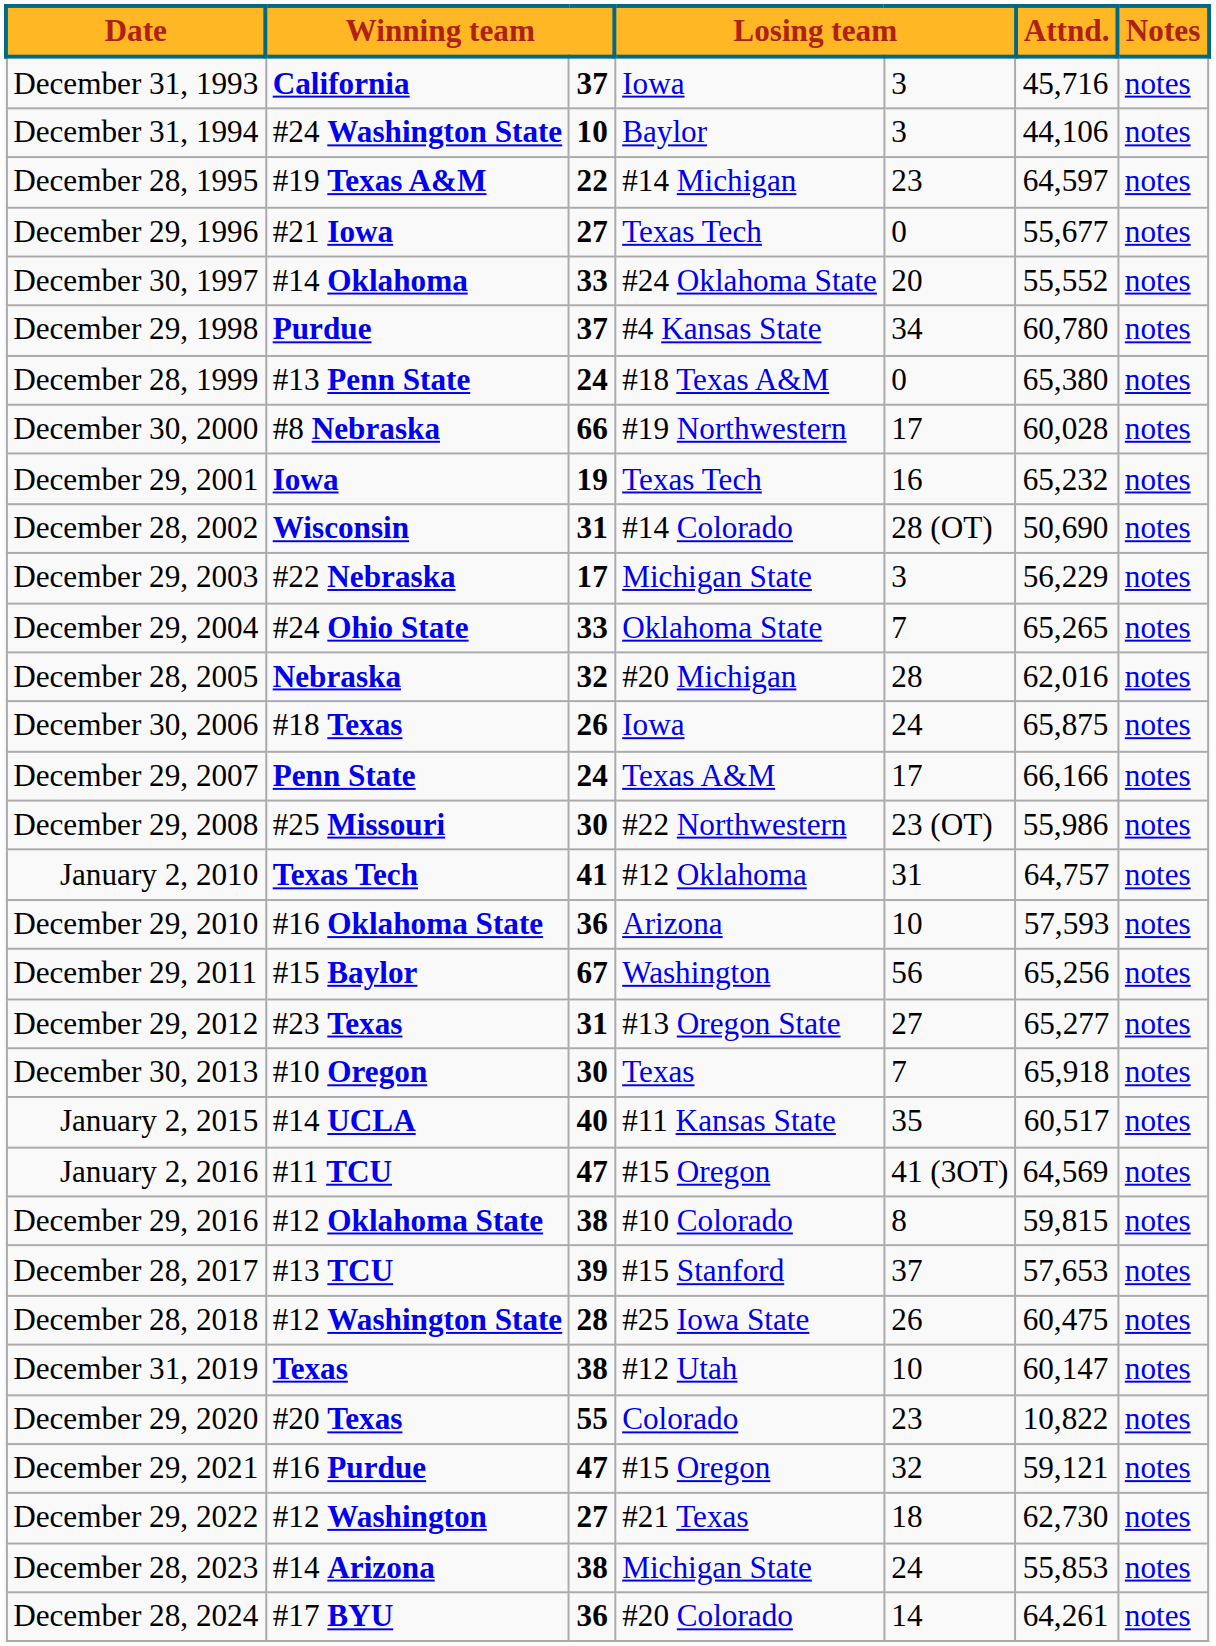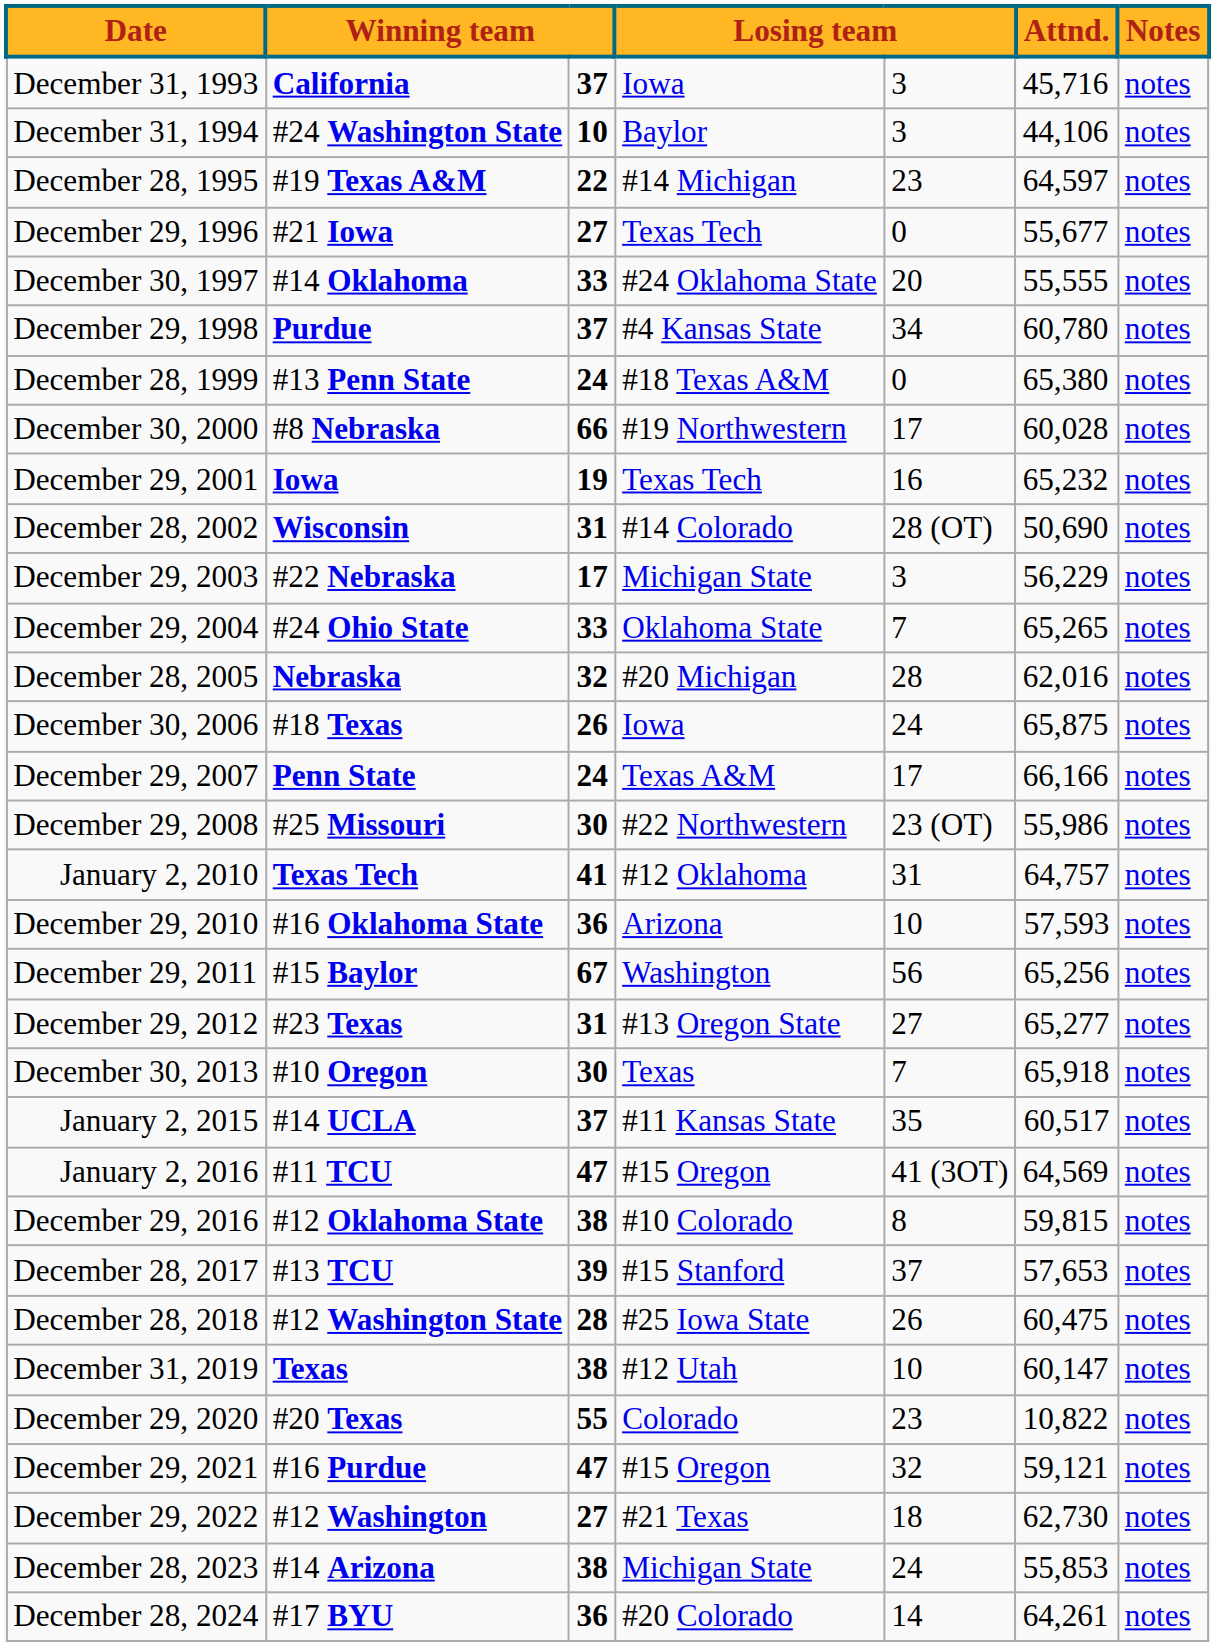(1066, 280) 55,552 -> (1066, 280) 55,555
(592, 1121) 40 -> (592, 1121) 37
